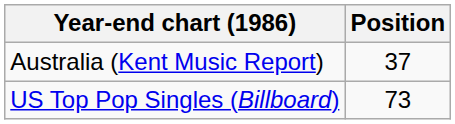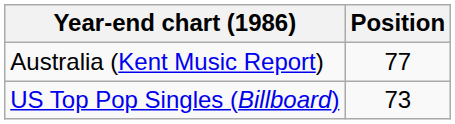(398, 61) 37 -> (398, 61) 77
